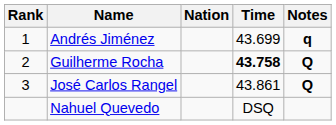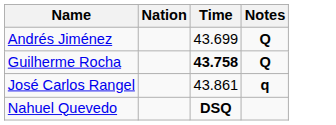- column: (26, 16)
(307, 39) q -> (265, 39) Q
(307, 85) Q -> (265, 85) q
(258, 108) normal -> (216, 108) bold
